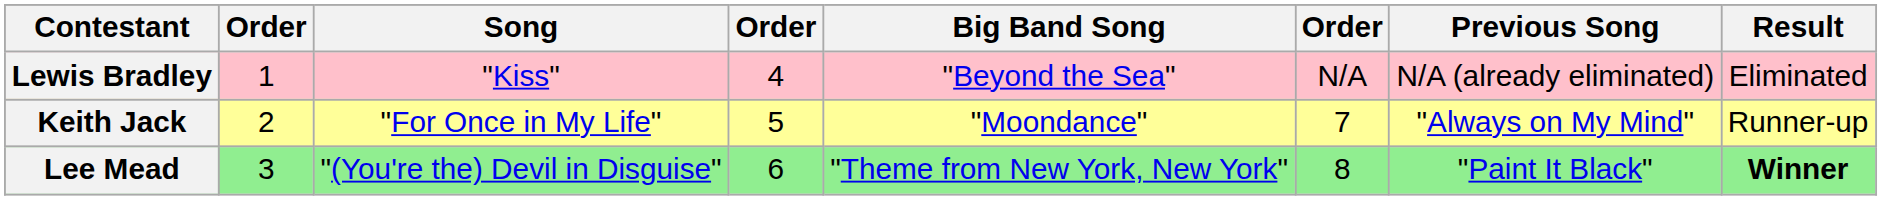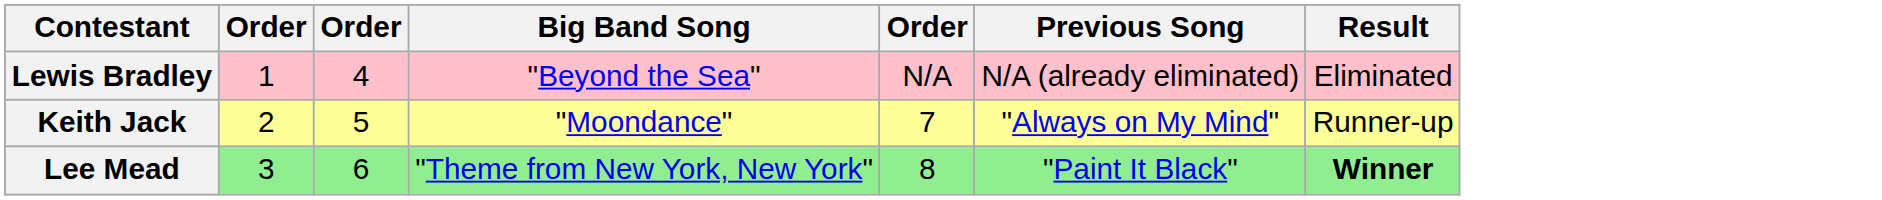- column: (521, 28)
